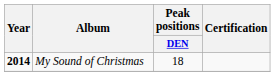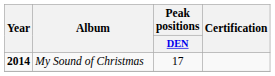(178, 61) 18 -> (178, 61) 17
